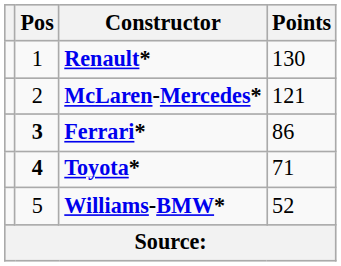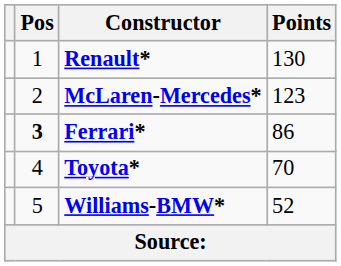(289, 95) 121 -> (289, 95) 123
(37, 168) bold -> (37, 168) normal
(283, 168) 71 -> (283, 168) 70
